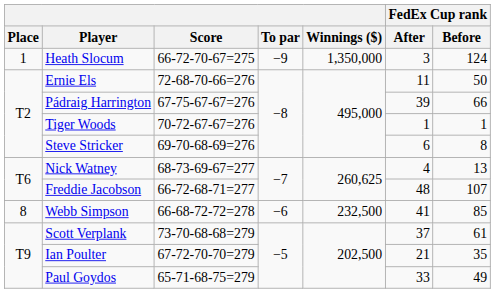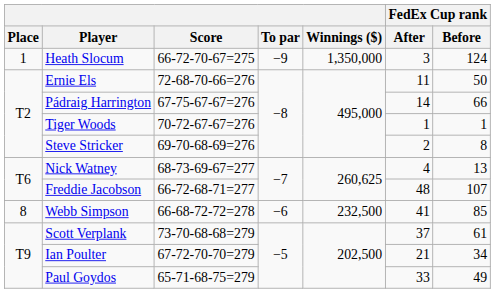(423, 102) 39 -> (423, 102) 14
(426, 146) 6 -> (426, 146) 2
(480, 255) 35 -> (480, 255) 34
